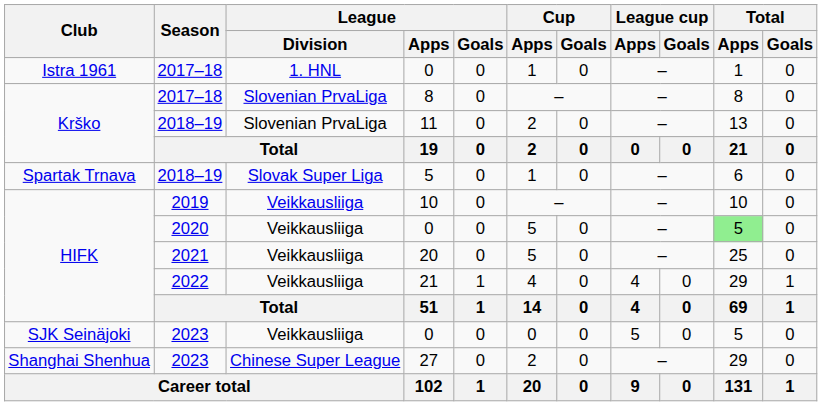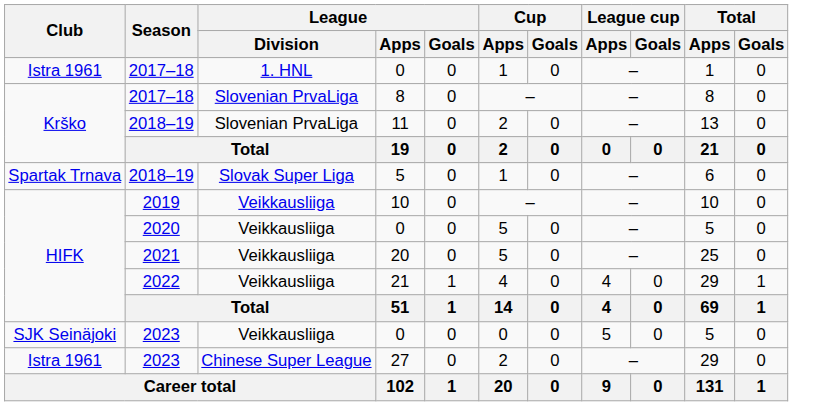(738, 228) lightgreen background -> (710, 228) no background
(79, 360) Shanghai Shenhua -> (65, 360) Istra 1961
